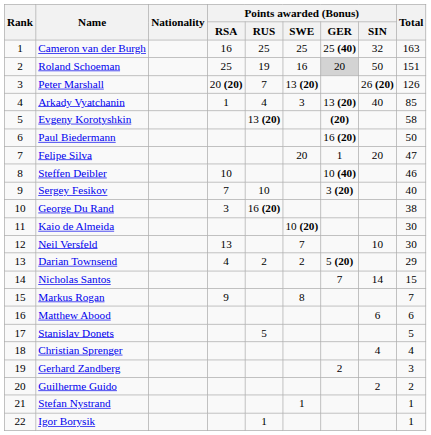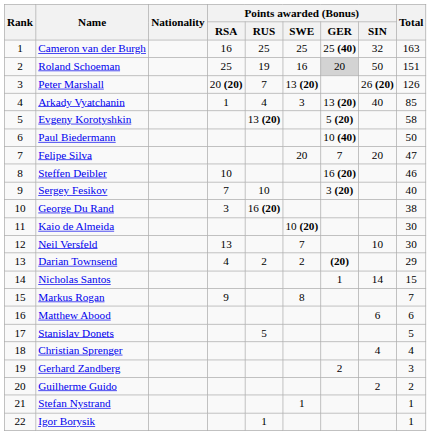(340, 119) (20) -> (340, 119) 5 (20)
(340, 137) 16 (20) -> (340, 137) 10 (40)
(340, 155) 1 -> (340, 155) 7
(340, 173) 10 (40) -> (340, 173) 16 (20)
(340, 262) 5 (20) -> (340, 262) (20)
(340, 279) 7 -> (340, 279) 1
